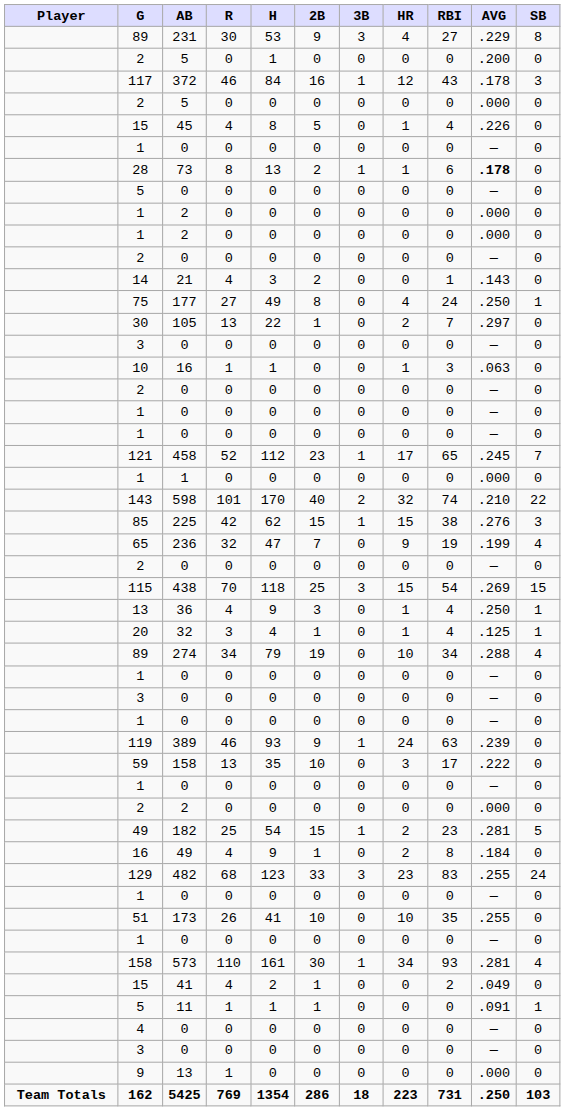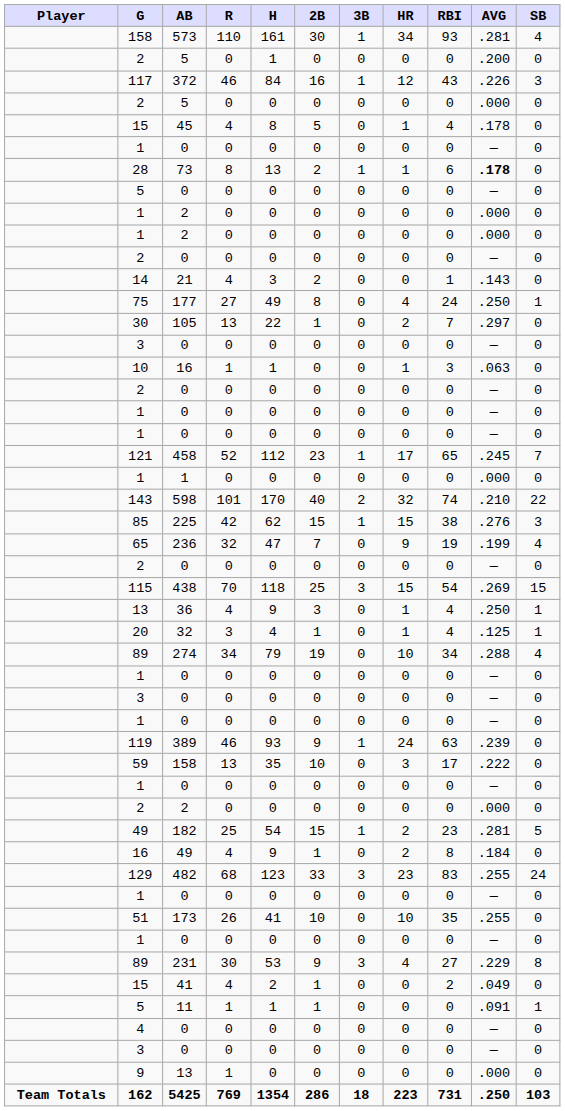rows swapped: (140, 38) <-> (140, 963)
(494, 82) .178 -> (494, 82) .226
(494, 126) .226 -> (494, 126) .178
